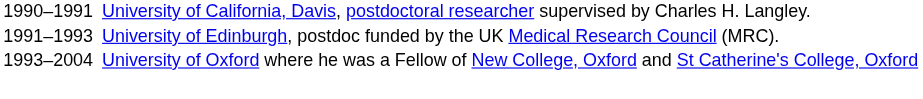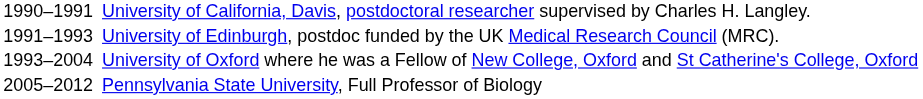+ row: (322, 85)
